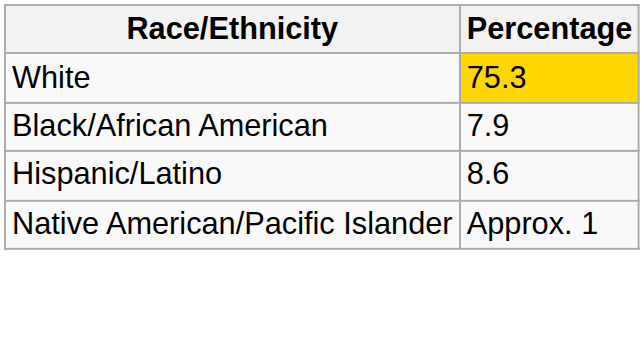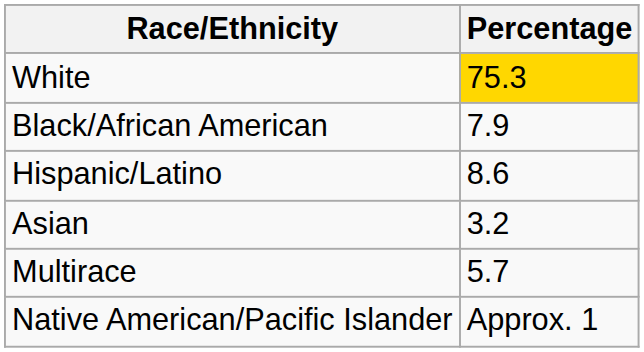+ row: (50, 223)
+ row: (74, 272)
